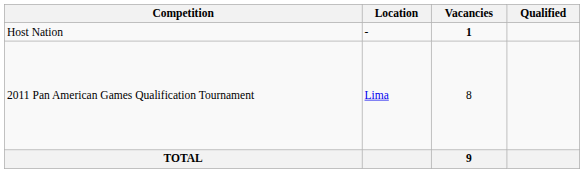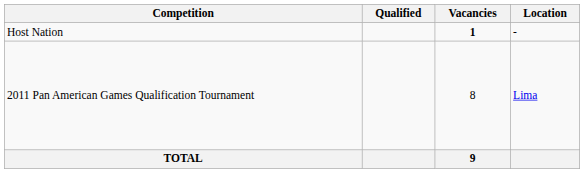columns swapped: (396, 13) <-> (543, 13)
